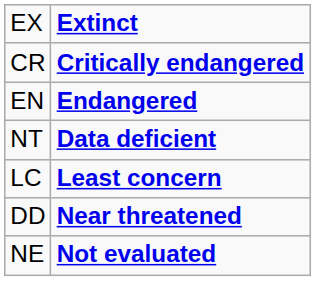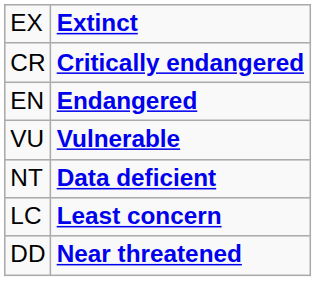+ row: (27, 139)
- row: (27, 255)
